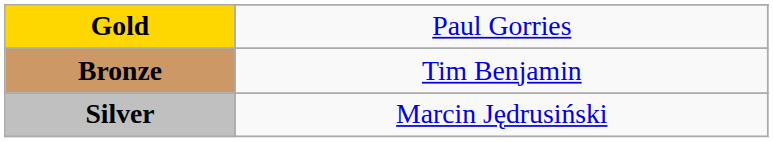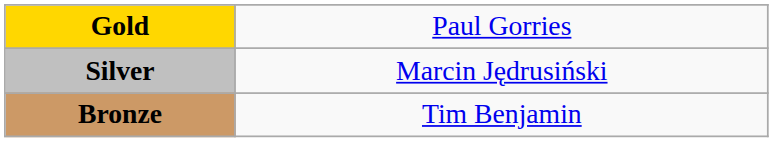rows swapped: (120, 114) <-> (120, 70)
